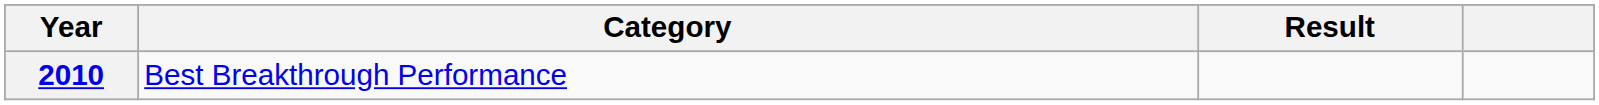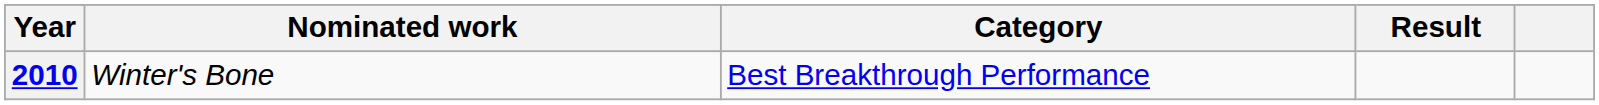+ column: (402, 27)
